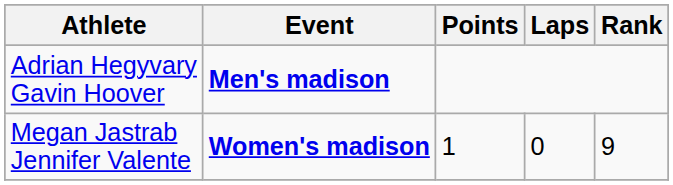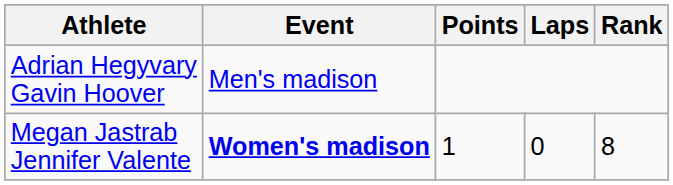(299, 79) bold -> (293, 79) normal
(608, 147) 9 -> (608, 147) 8
